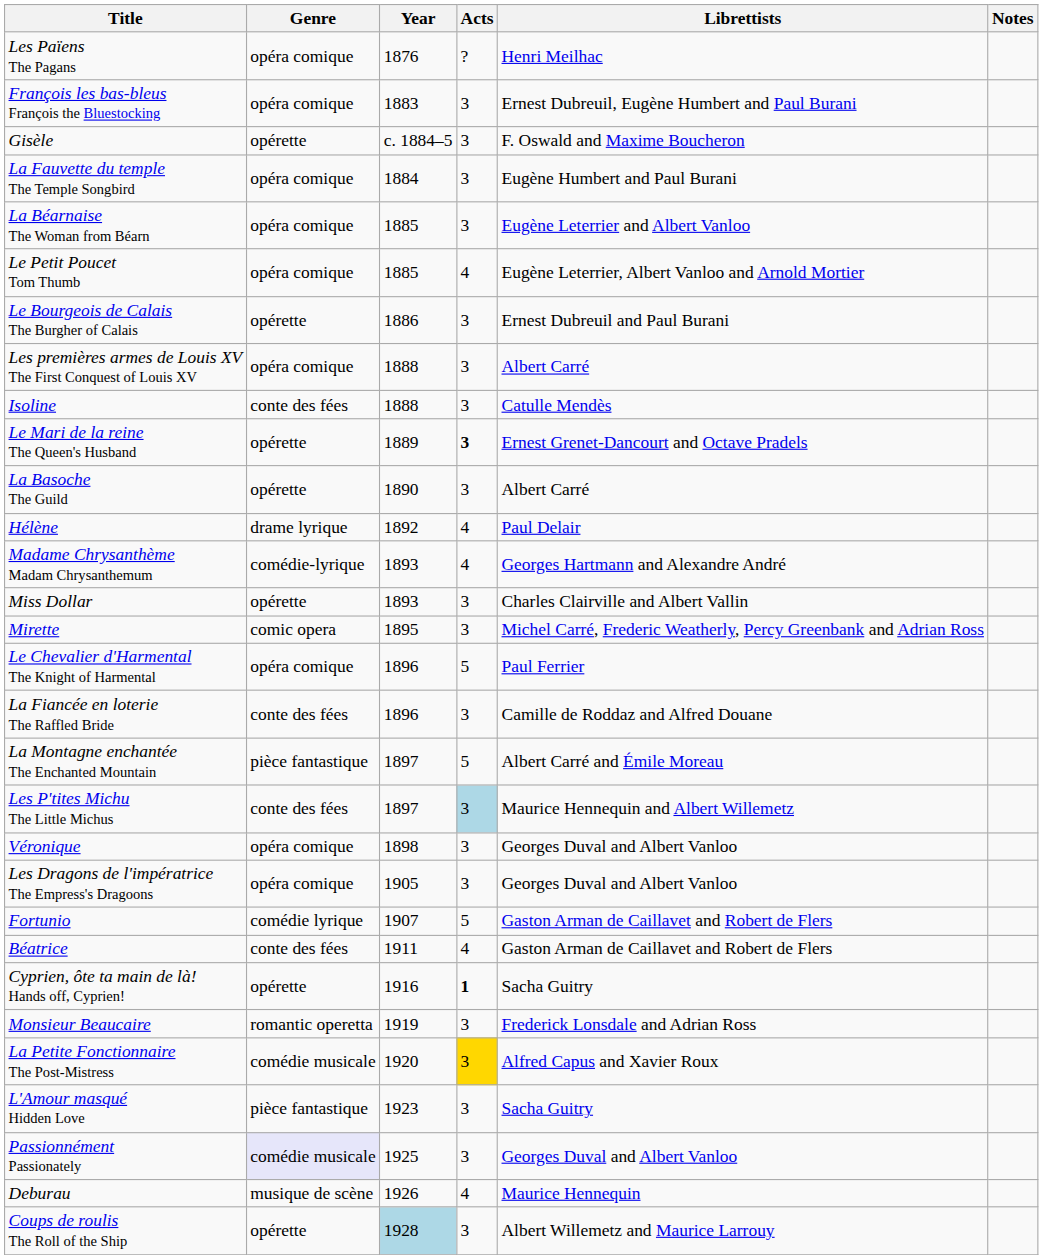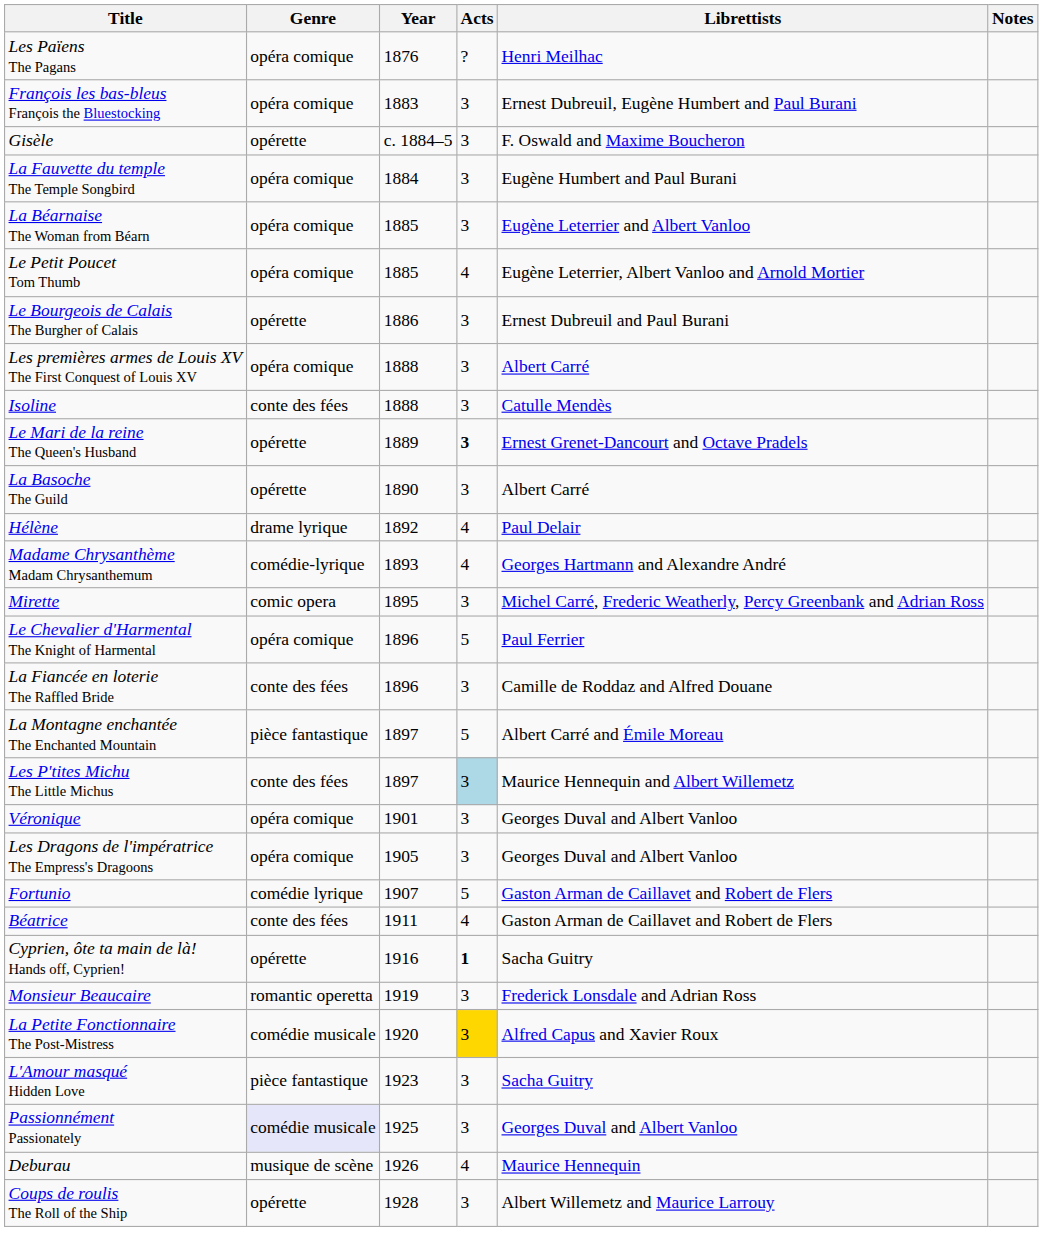- row: (50, 601)
(401, 846) 1898 -> (401, 818) 1901
(401, 1230) lightblue background -> (401, 1203) no background
